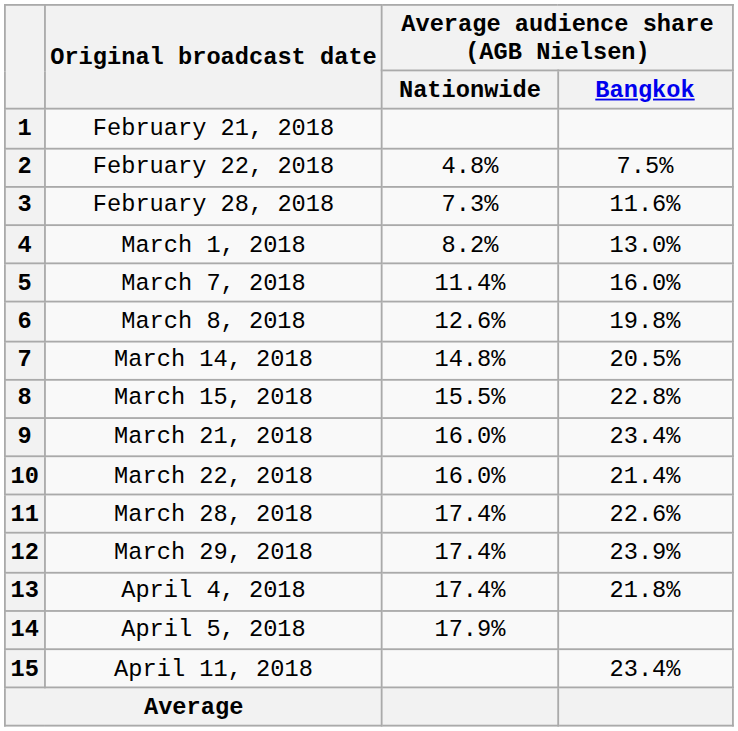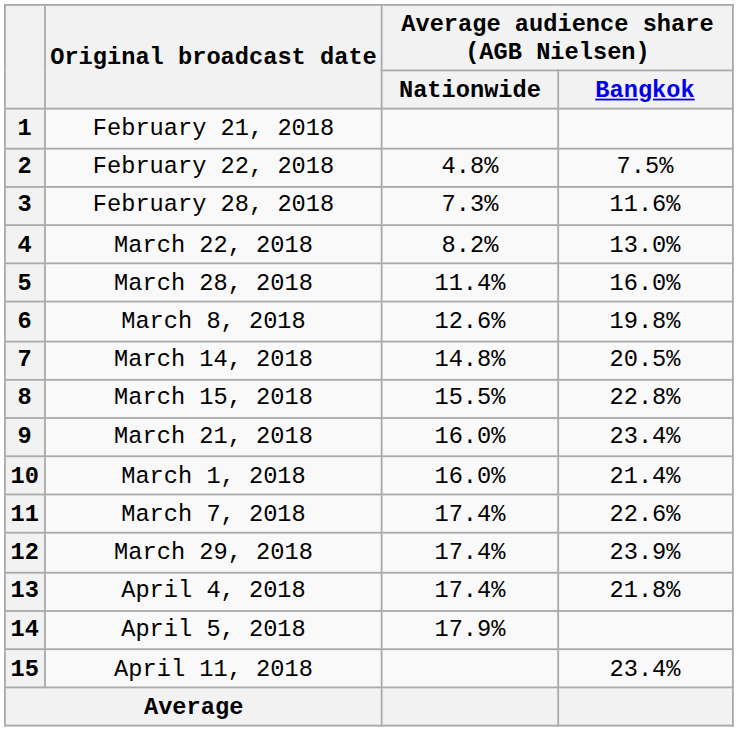(213, 244) March 1, 2018 -> (213, 244) March 22, 2018
(213, 283) March 7, 2018 -> (213, 283) March 28, 2018
(213, 476) March 22, 2018 -> (213, 476) March 1, 2018
(213, 514) March 28, 2018 -> (213, 514) March 7, 2018
